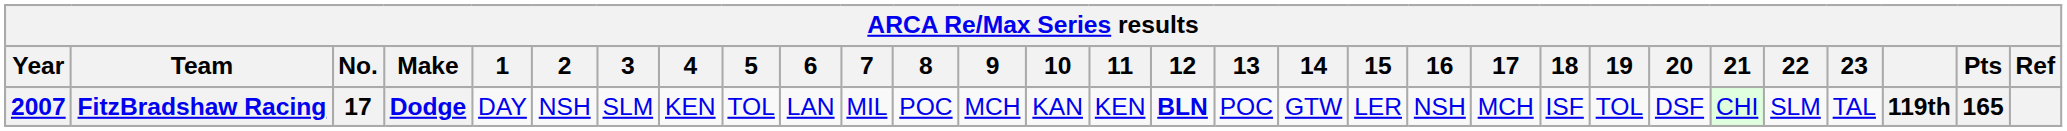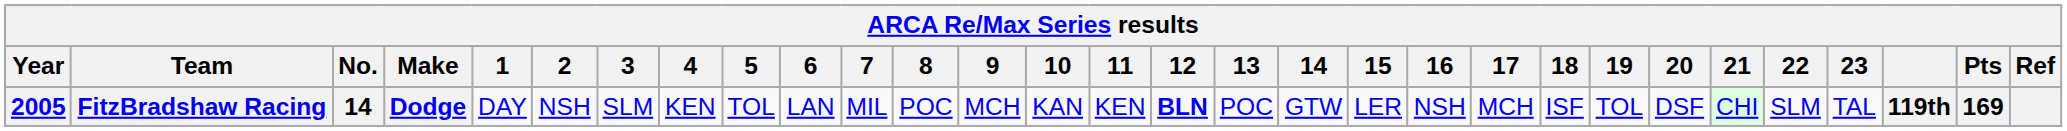(38, 106) 2007 -> (38, 106) 2005
(358, 106) 17 -> (358, 106) 14
(1983, 106) 165 -> (1983, 106) 169
